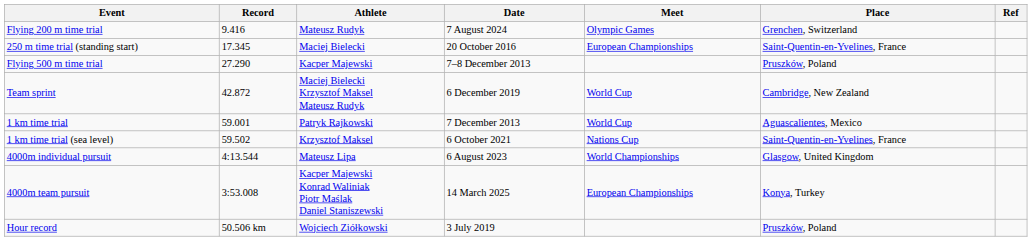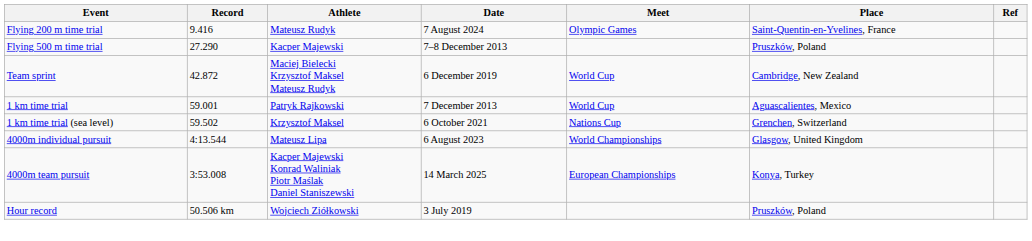(810, 30) Grenchen, Switzerland -> (824, 30) Saint-Quentin-en-Yvelines, France
- row: (72, 47)
(834, 139) Saint-Quentin-en-Yvelines, France -> (799, 122) Grenchen, Switzerland
